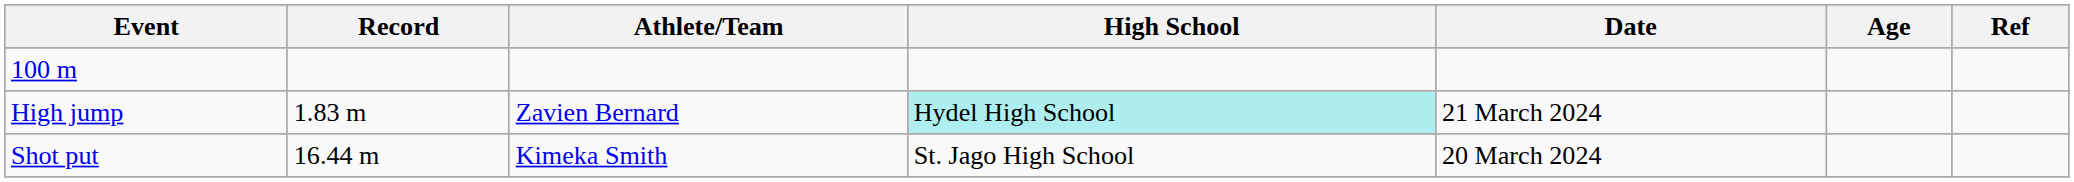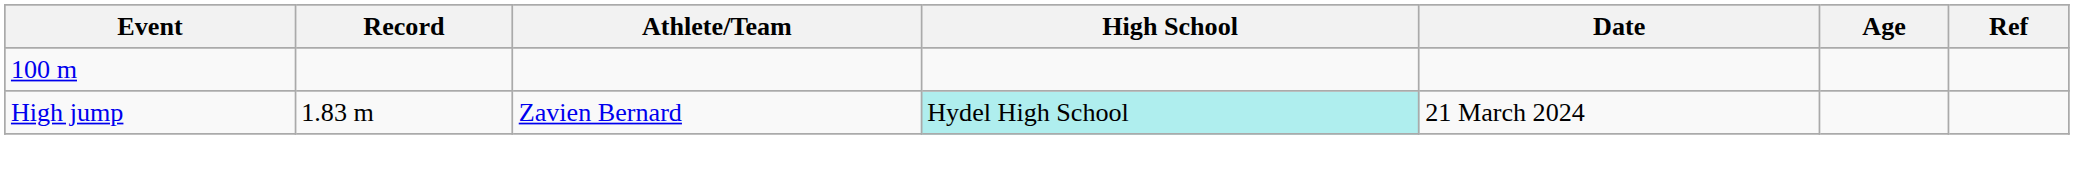- row: (55, 155)
